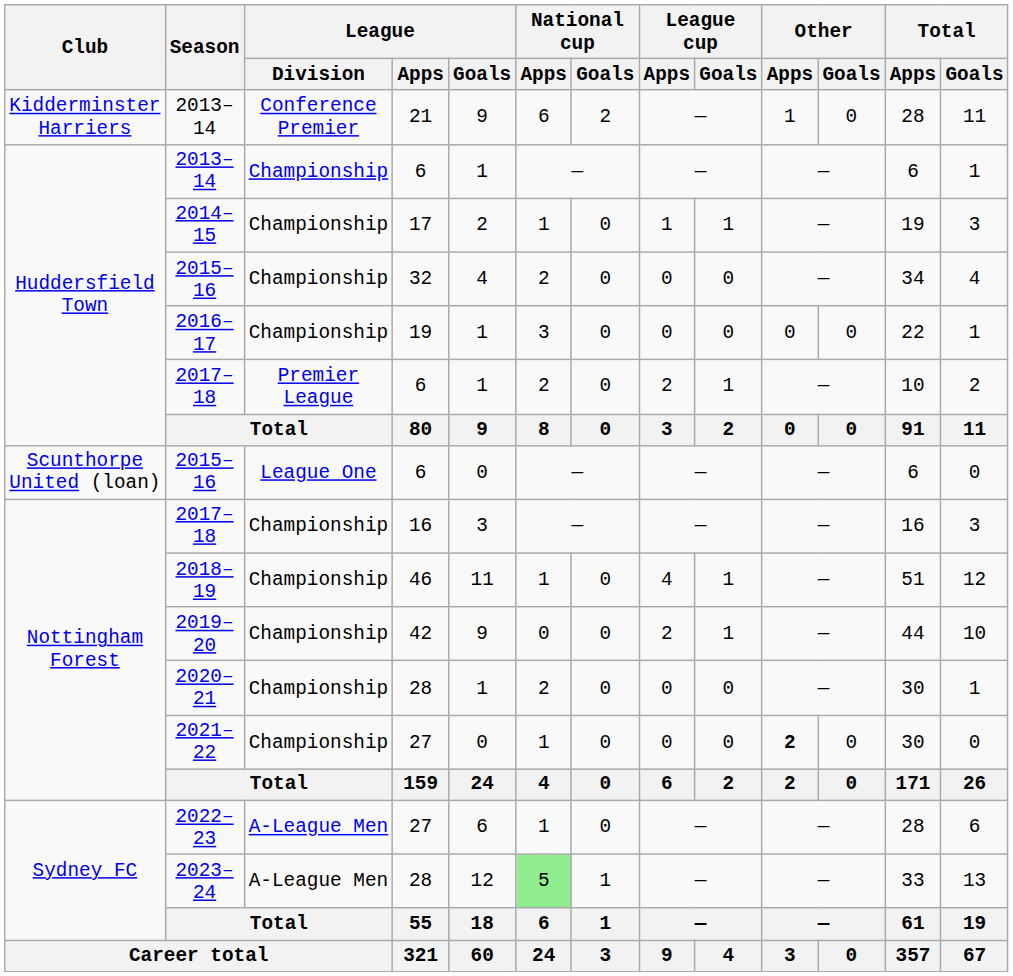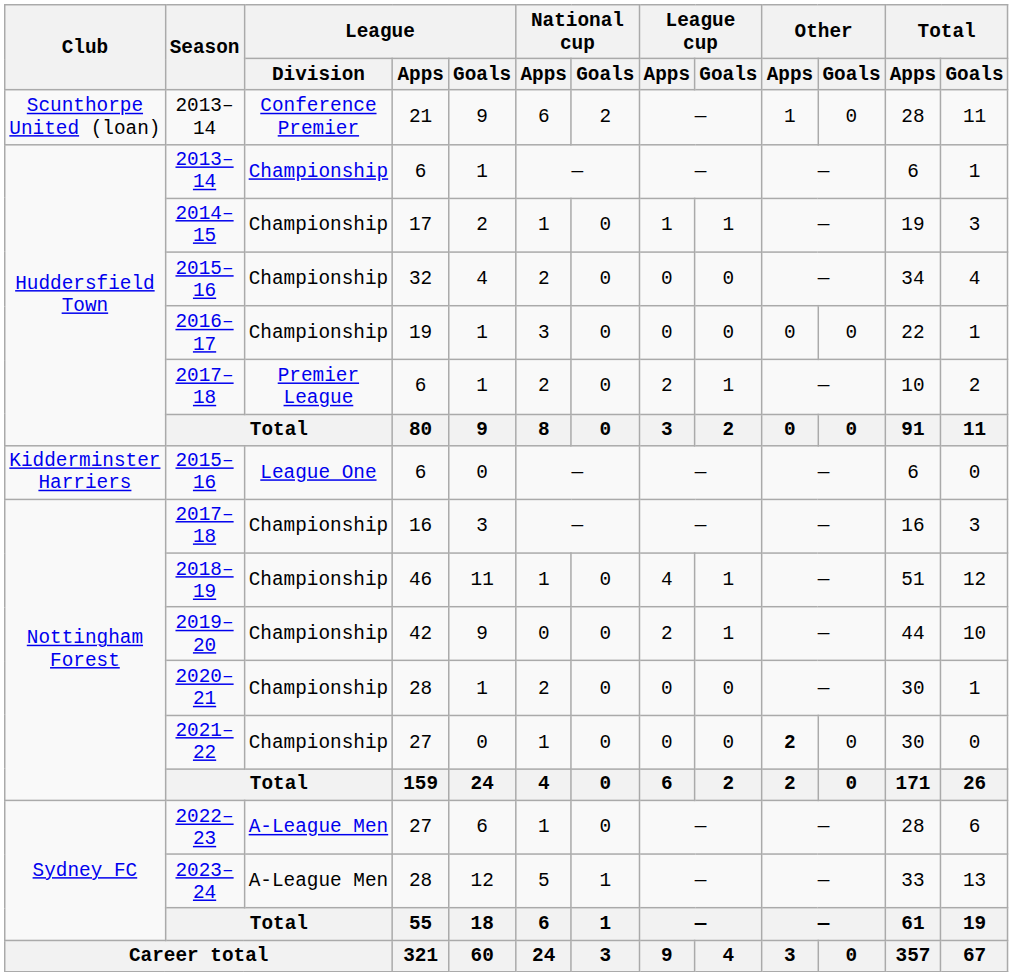(85, 117) Kidderminster Harriers -> (85, 117) Scunthorpe United (loan)
(85, 472) Scunthorpe United (loan) -> (85, 472) Kidderminster Harriers
(544, 881) lightgreen background -> (544, 881) no background
